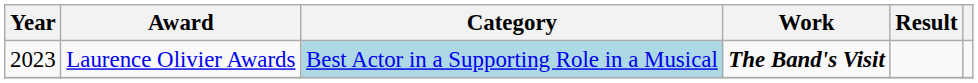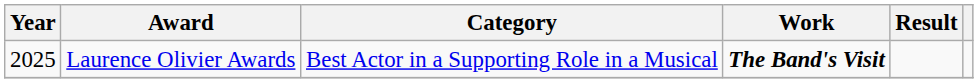(33, 58) 2023 -> (33, 58) 2025
(512, 58) lightblue background -> (512, 58) no background
